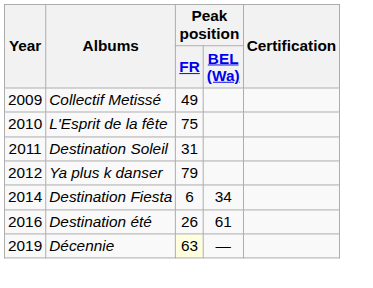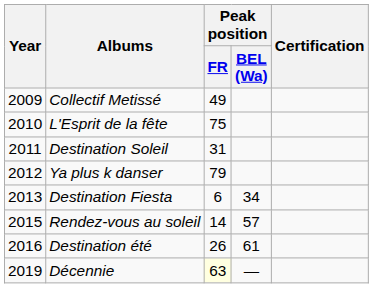(25, 197) 2014 -> (25, 197) 2013
+ row: (125, 221)
